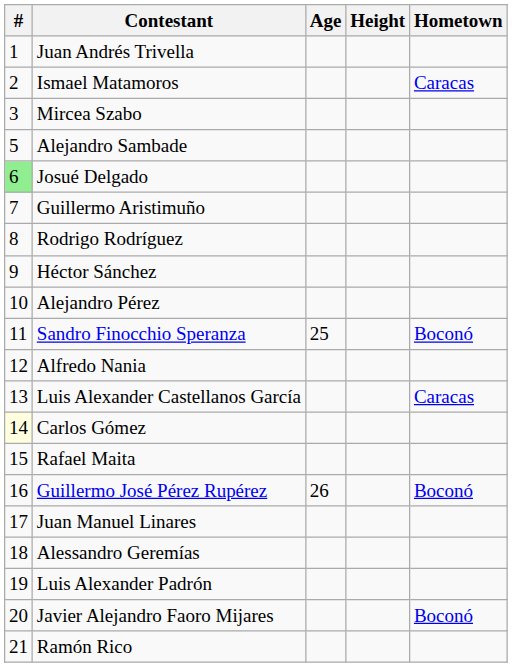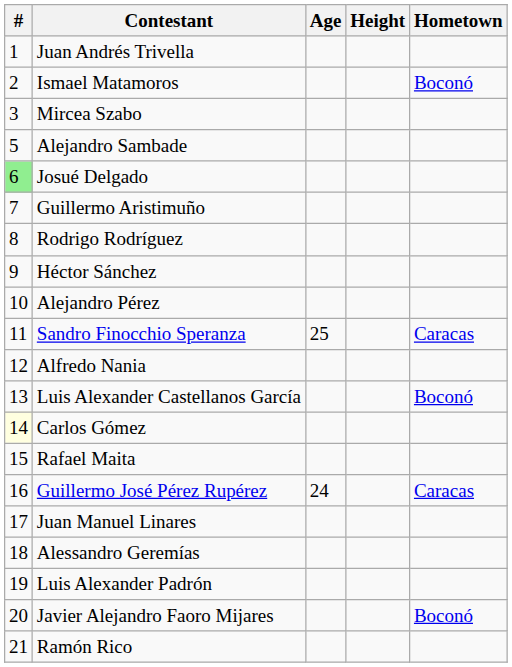(444, 83) Caracas -> (443, 83) Boconó
(443, 333) Boconó -> (444, 333) Caracas
(444, 396) Caracas -> (443, 396) Boconó
(319, 490) 26 -> (319, 490) 24
(443, 490) Boconó -> (444, 490) Caracas
